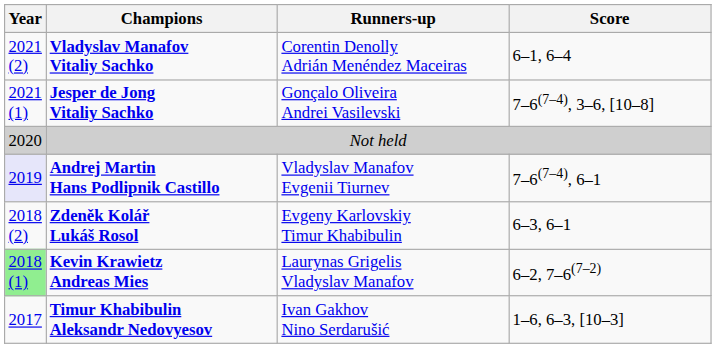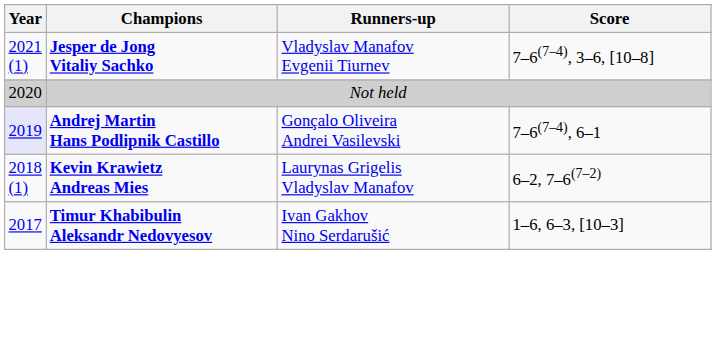- row: (119, 56)
(341, 103) Gonçalo Oliveira Andrei Vasilevski -> (348, 56) Vladyslav Manafov Evgenii Tiurnev
(347, 178) Vladyslav Manafov Evgenii Tiurnev -> (341, 130) Gonçalo Oliveira Andrei Vasilevski
- row: (100, 225)
(25, 272) lightgreen background -> (25, 178) no background
